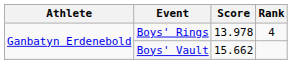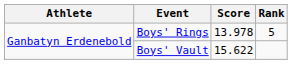(272, 32) 4 -> (272, 32) 5
(234, 50) 15.662 -> (234, 50) 15.622
